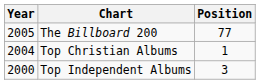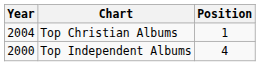- row: (99, 32)
(225, 70) 3 -> (225, 51) 4
